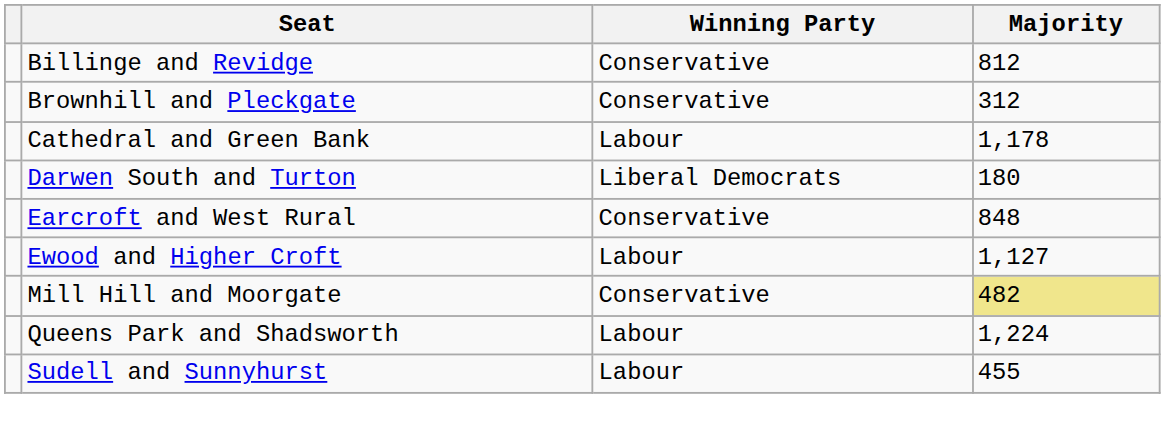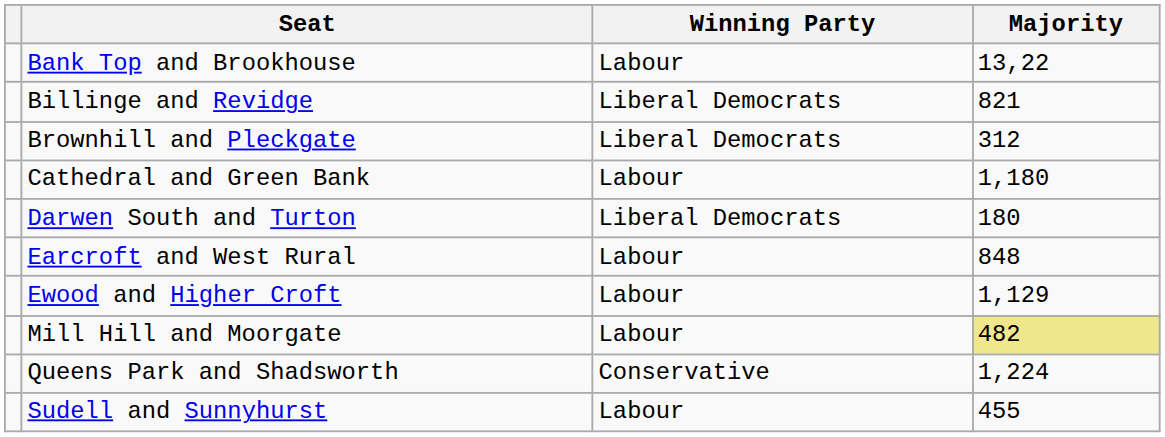+ row: (192, 63)
(684, 63) Conservative -> (720, 102) Liberal Democrats
(999, 63) 812 -> (999, 102) 821
(684, 102) Conservative -> (720, 141) Liberal Democrats
(1014, 141) 1,178 -> (1014, 179) 1,180
(684, 218) Conservative -> (641, 257) Labour
(1014, 257) 1,127 -> (1014, 296) 1,129
(684, 296) Conservative -> (641, 334) Labour
(641, 334) Labour -> (684, 373) Conservative
